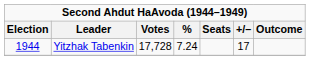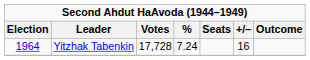(28, 47) 1944 -> (28, 47) 1964
(244, 47) 17 -> (244, 47) 16
